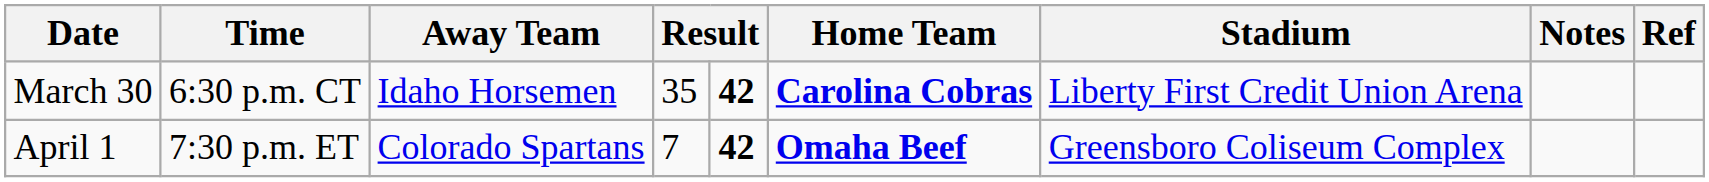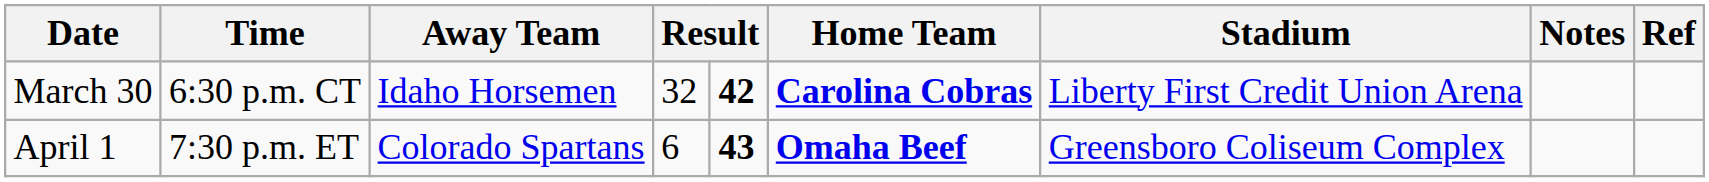(679, 90) 35 -> (679, 90) 32
(670, 147) 7 -> (670, 147) 6
(736, 147) 42 -> (736, 147) 43
